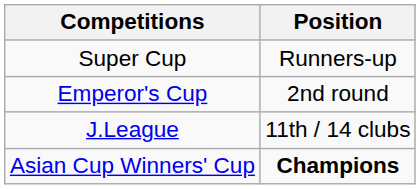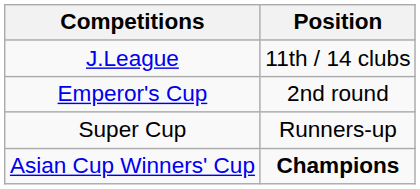rows swapped: (132, 129) <-> (132, 58)
